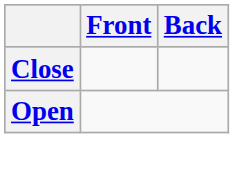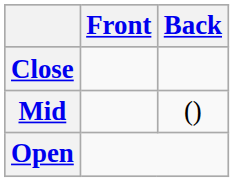+ row: (42, 111)
